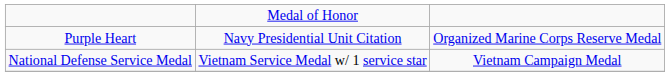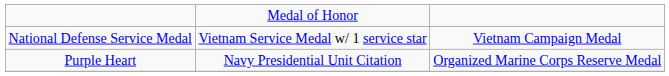rows swapped: (100, 37) <-> (100, 60)
